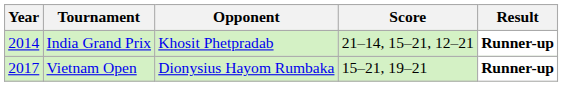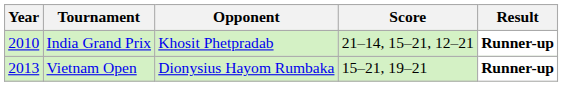(24, 43) 2014 -> (24, 43) 2010
(24, 69) 2017 -> (24, 69) 2013
